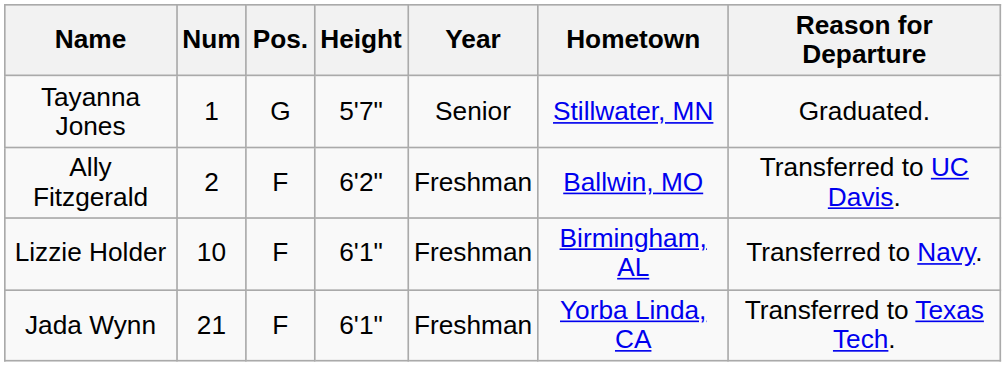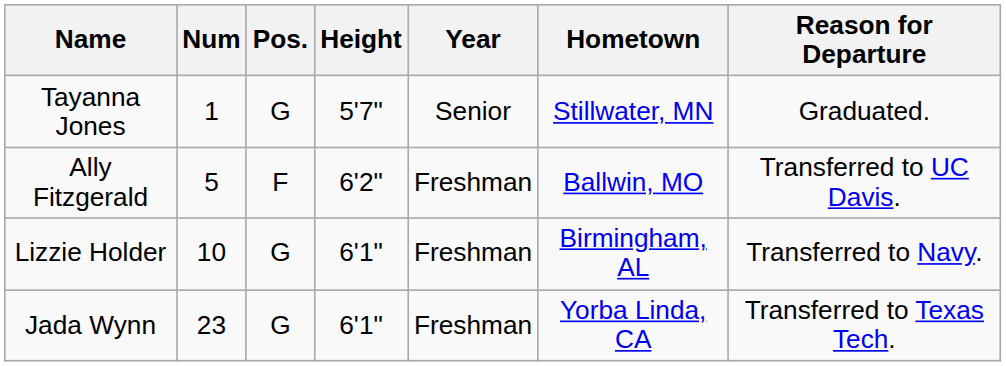(211, 182) 2 -> (211, 182) 5
(280, 253) F -> (280, 253) G
(211, 324) 21 -> (211, 324) 23
(280, 324) F -> (280, 324) G
